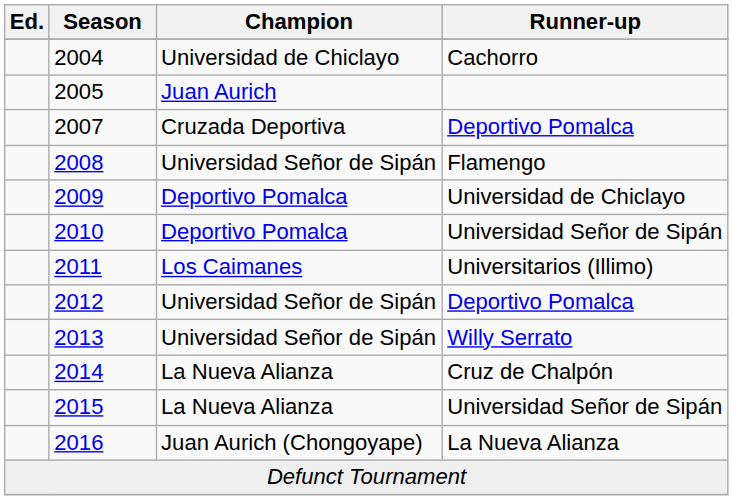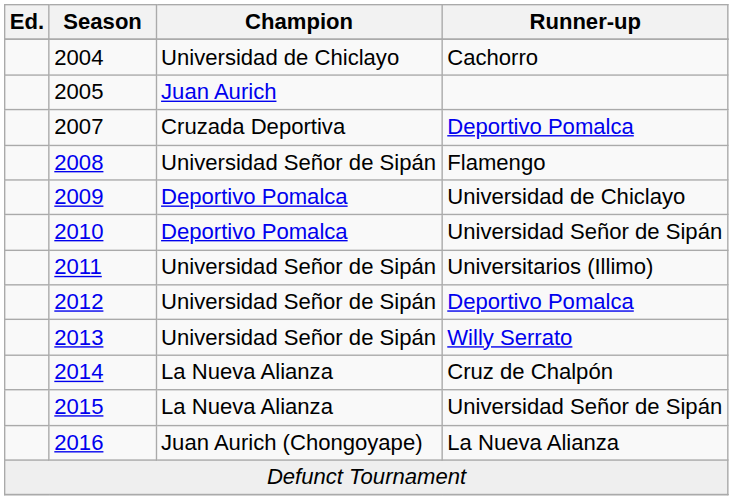(232, 267) Los Caimanes -> (299, 267) Universidad Señor de Sipán
